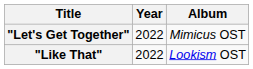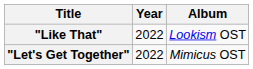rows swapped: (68, 34) <-> (68, 54)
